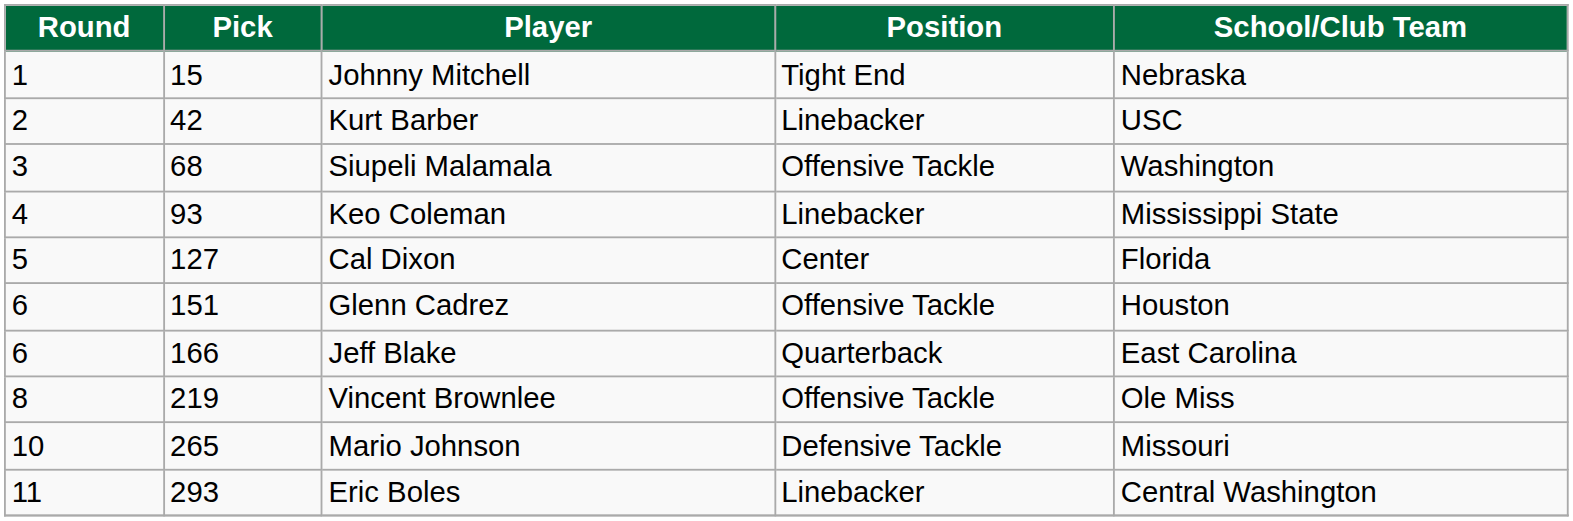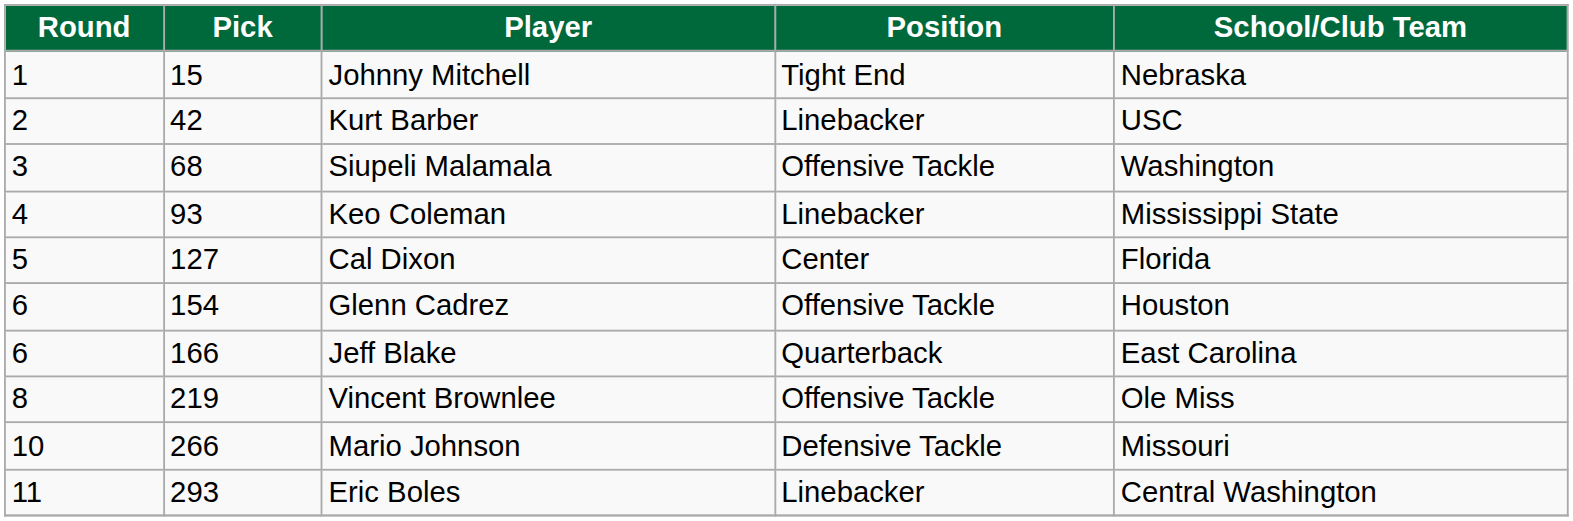(195, 306) 151 -> (195, 306) 154
(195, 445) 265 -> (195, 445) 266
